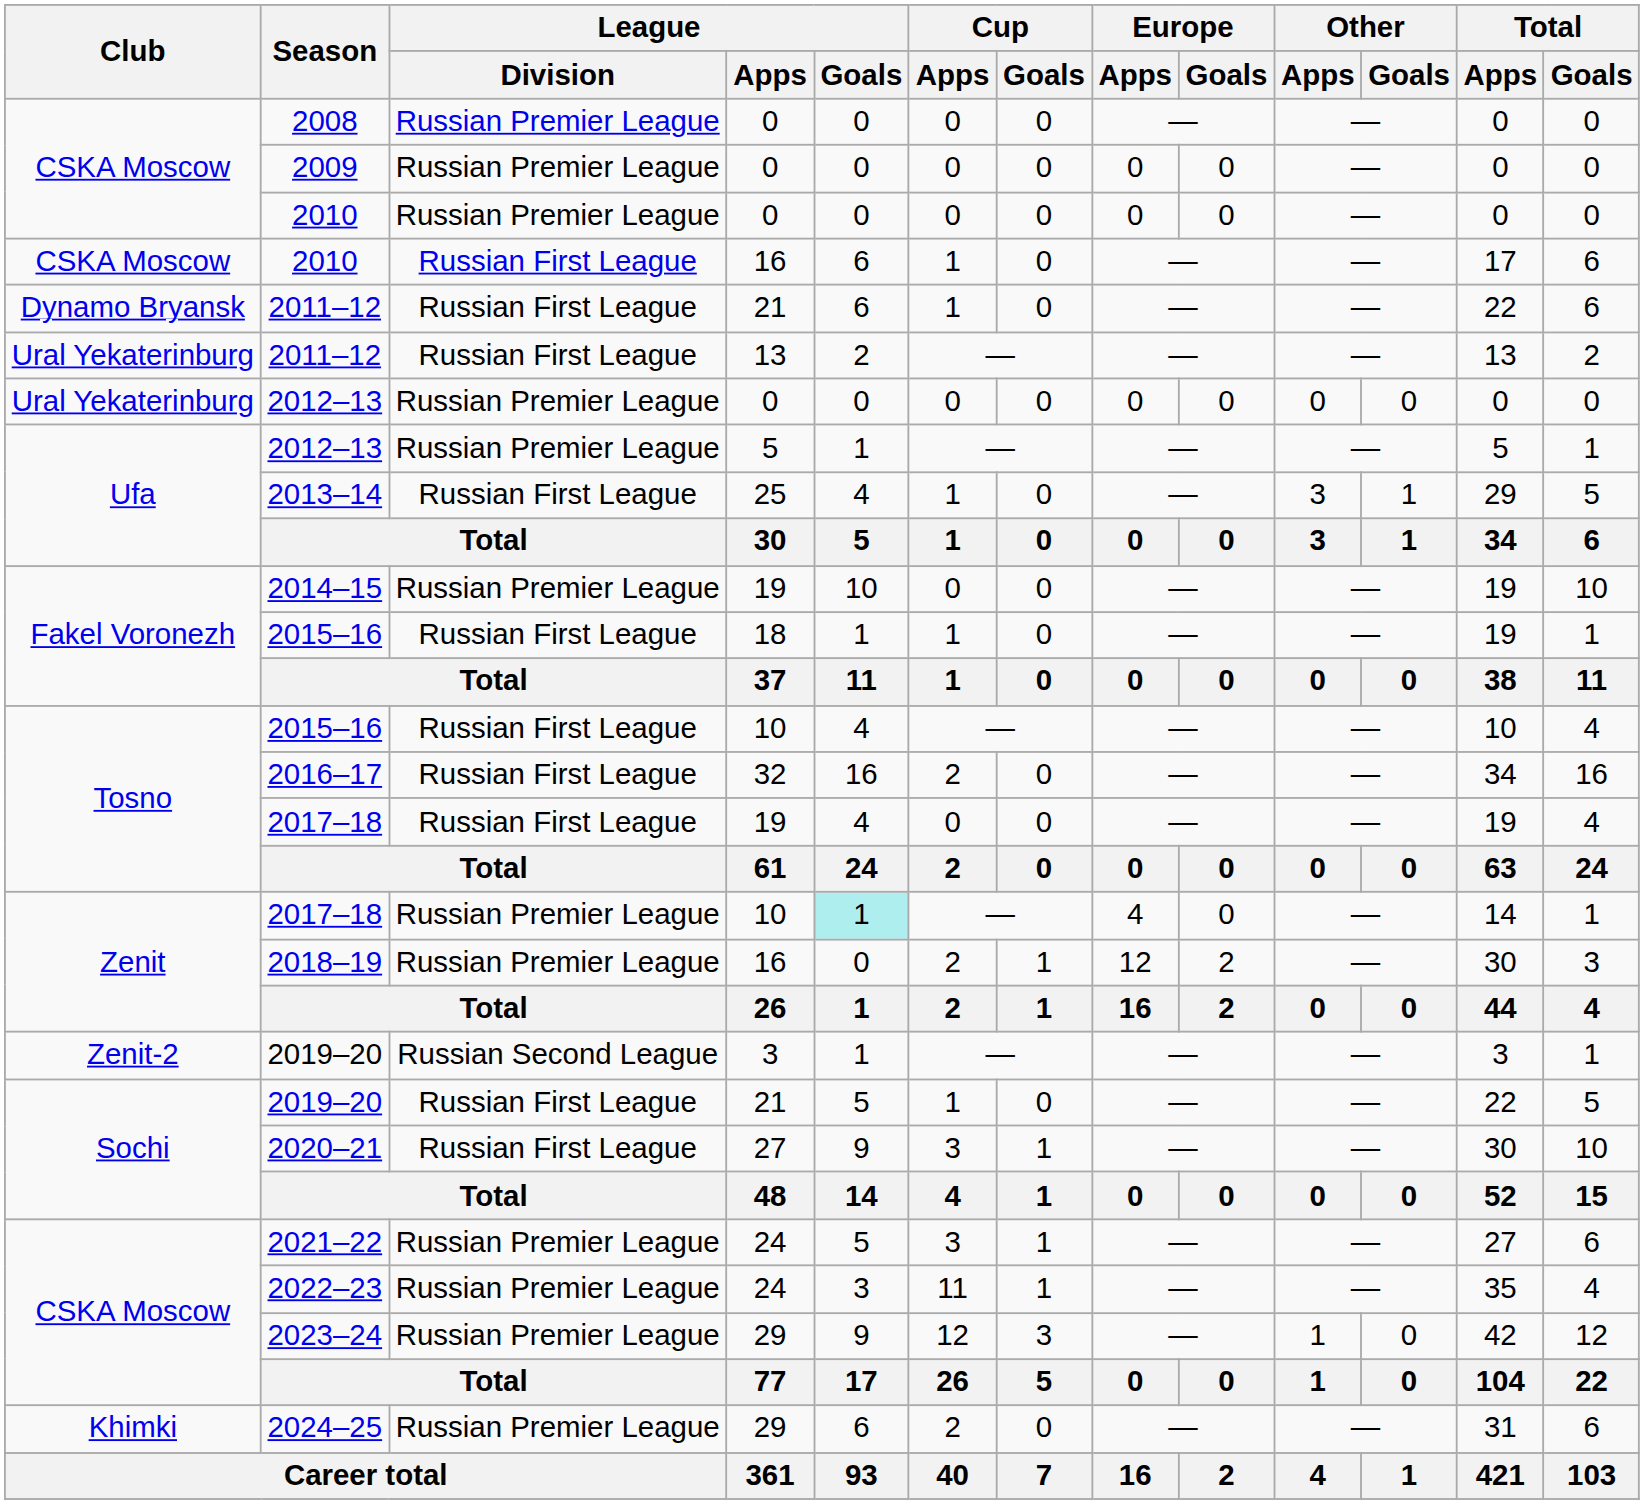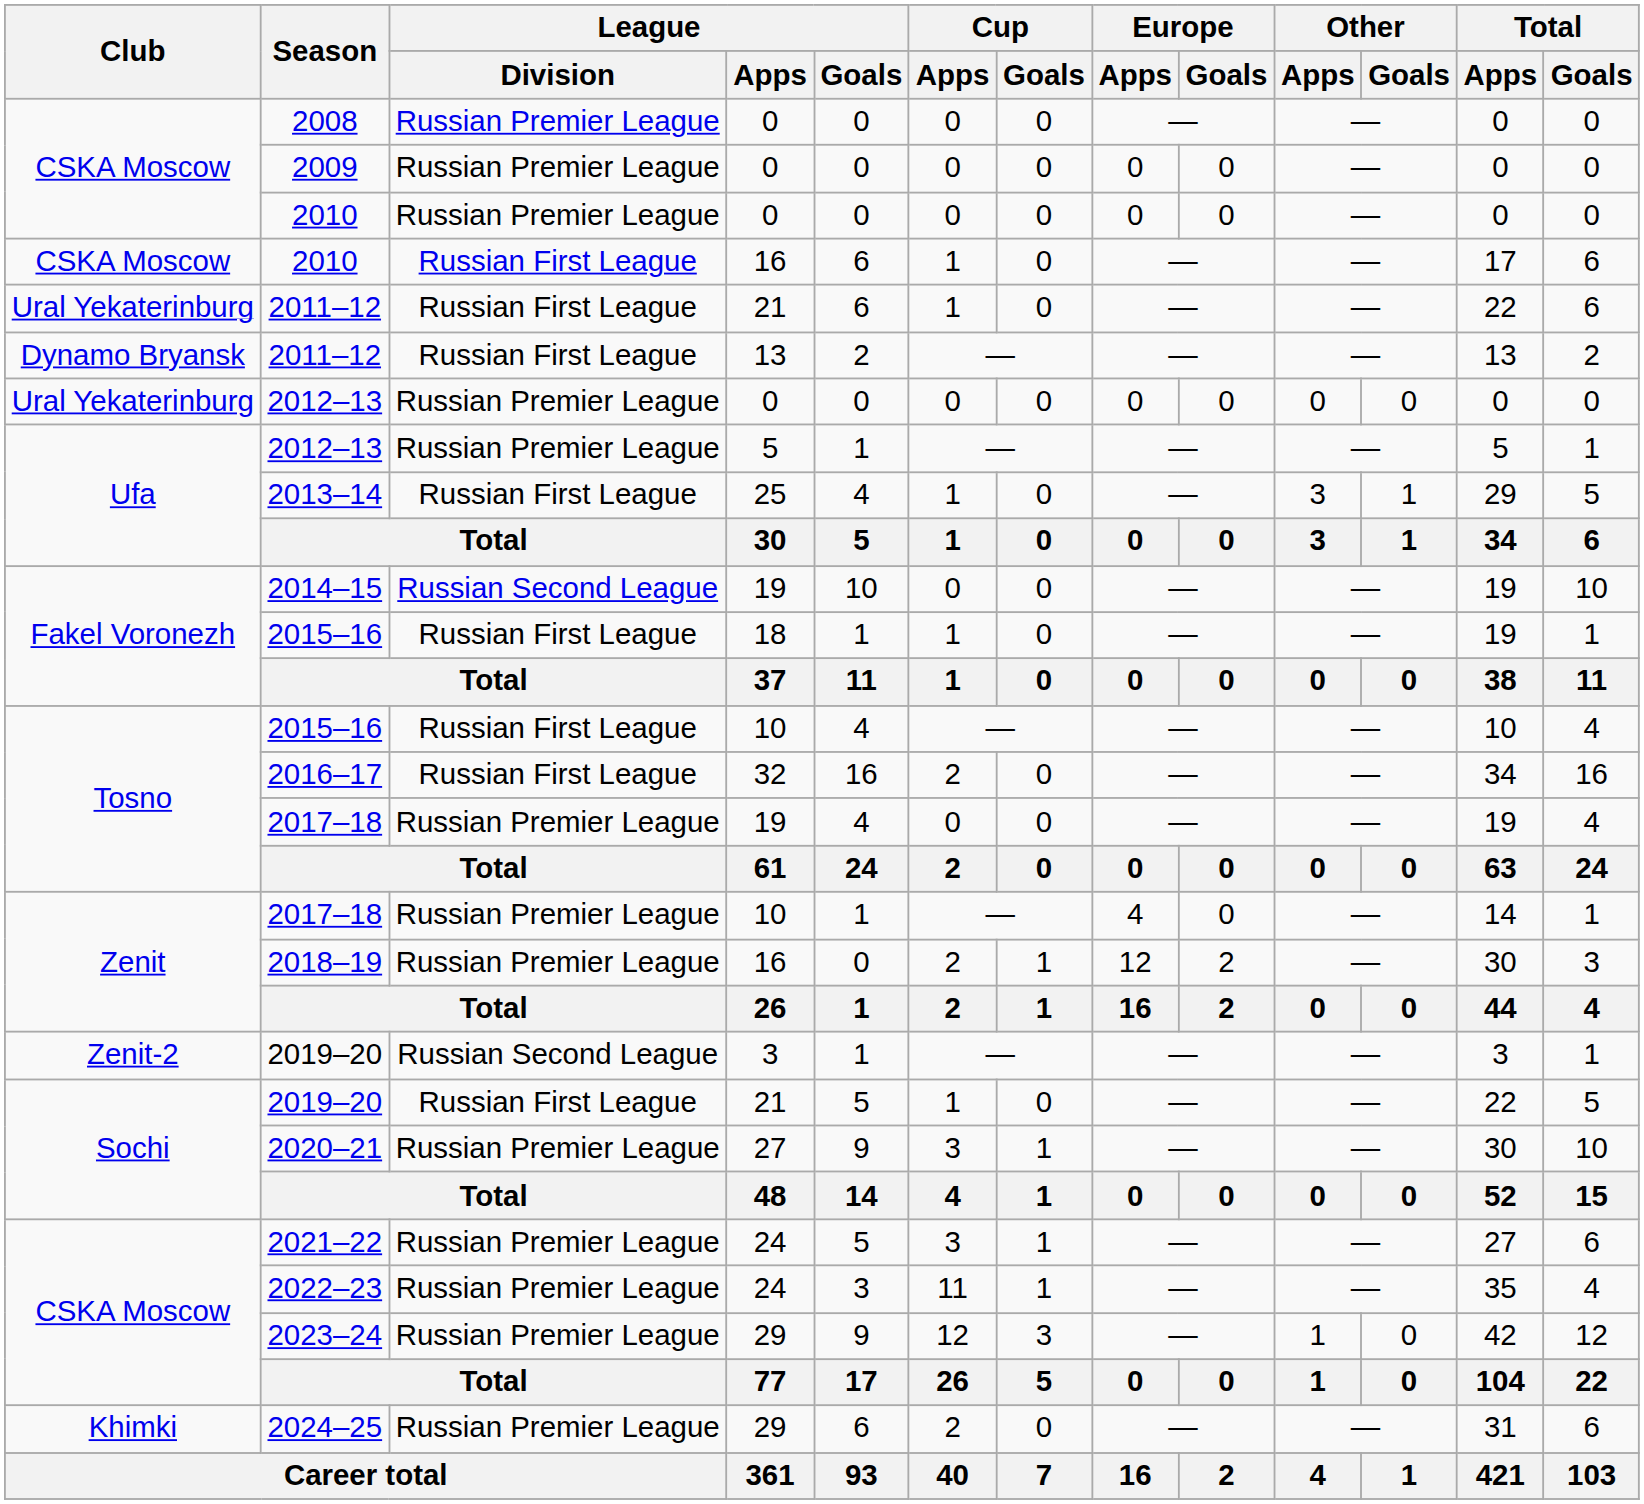(133, 307) Dynamo Bryansk -> (133, 307) Ural Yekaterinburg
(133, 354) Ural Yekaterinburg -> (133, 354) Dynamo Bryansk
(558, 588) Russian Premier League -> (558, 588) Russian Second League
(558, 821) Russian First League -> (558, 821) Russian Premier League
(861, 914) paleturquoise background -> (861, 914) no background
(558, 1148) Russian First League -> (558, 1148) Russian Premier League
